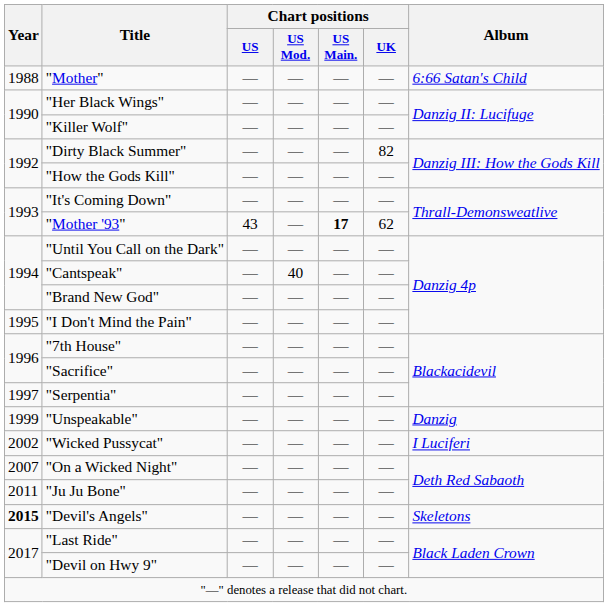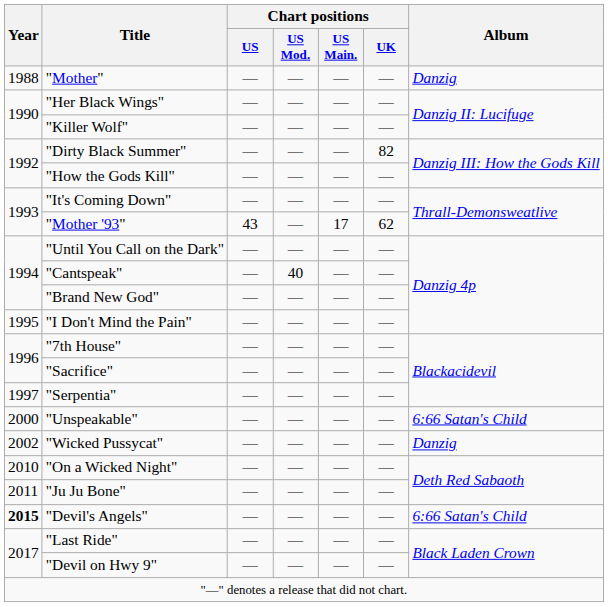(469, 77) 6:66 Satan's Child -> (435, 77) Danzig
(341, 224) bold -> (341, 224) normal
(23, 418) 1999 -> (23, 418) 2000
(435, 418) Danzig -> (469, 418) 6:66 Satan's Child
(441, 443) I Luciferi -> (435, 443) Danzig
(23, 467) 2007 -> (23, 467) 2010
(441, 516) Skeletons -> (469, 516) 6:66 Satan's Child
